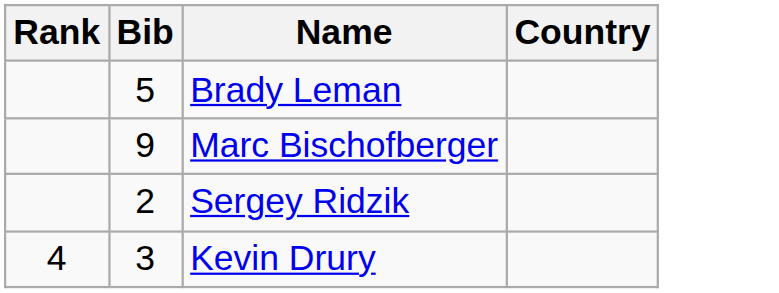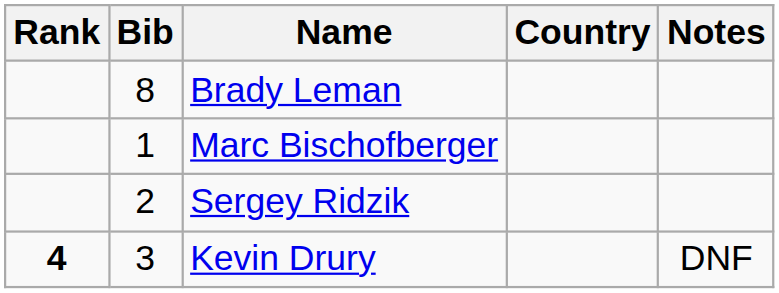+ column: (716, 32)
(145, 88) 5 -> (145, 88) 8
(145, 145) 9 -> (145, 145) 1
(57, 257) normal -> (57, 257) bold
